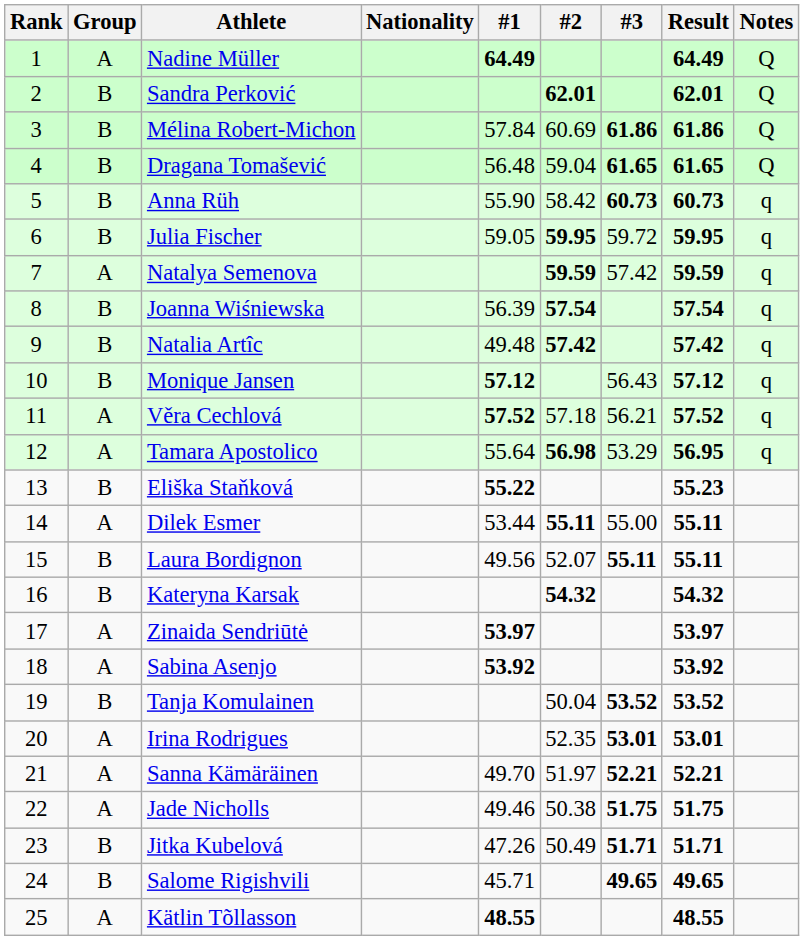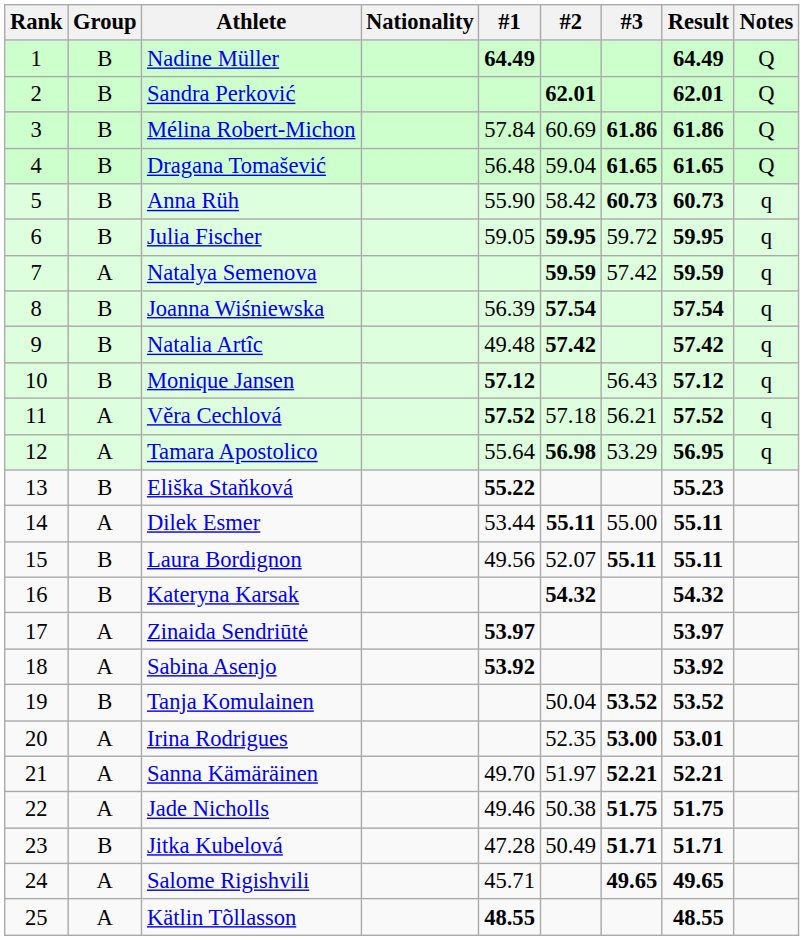(105, 58) A -> (105, 58) B
(632, 737) 53.01 -> (632, 737) 53.00
(510, 845) 47.26 -> (510, 845) 47.28
(105, 881) B -> (105, 881) A
